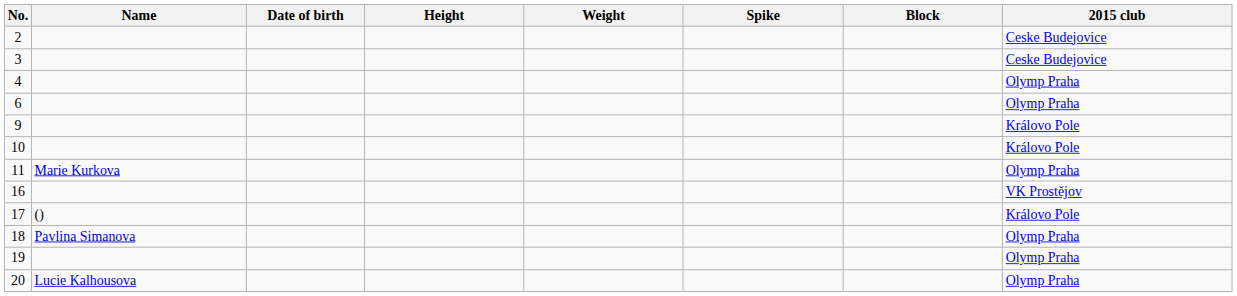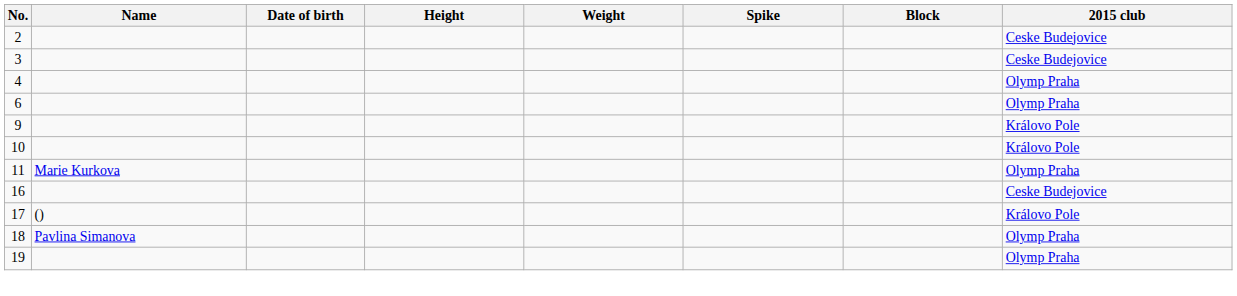(1044, 192) VK Prostějov -> (1056, 192) Ceske Budejovice
- row: (18, 280)
